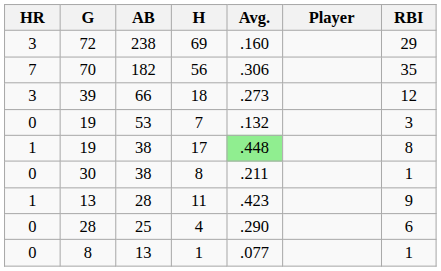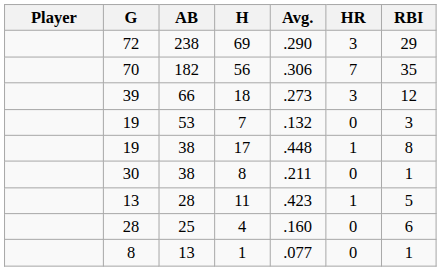columns swapped: (332, 17) <-> (32, 17)
(254, 43) .160 -> (298, 43) .290
(254, 148) lightgreen background -> (298, 148) no background
(409, 200) 9 -> (409, 200) 5
(254, 226) .290 -> (298, 226) .160
